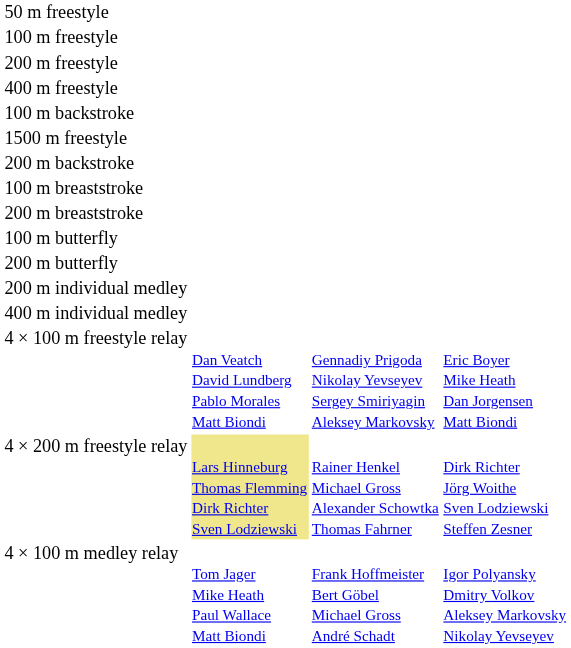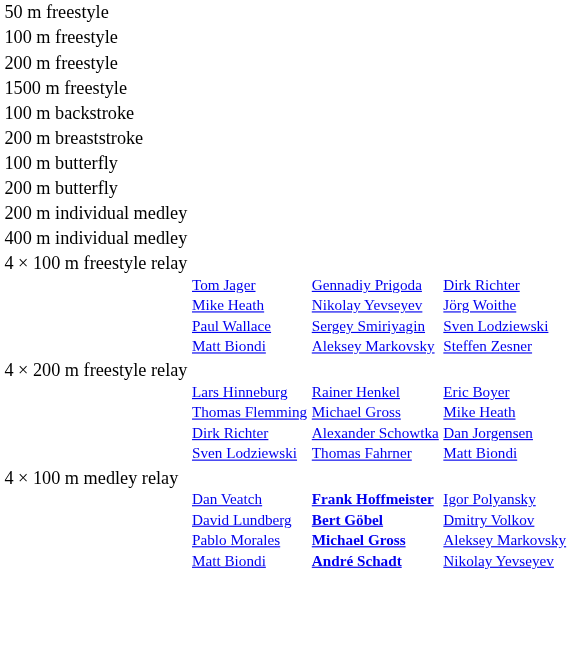- row: (61, 87)
rows swapped: (66, 138) <-> (69, 112)
- row: (69, 163)
- row: (74, 188)
(242, 391) Dan Veatch David Lundberg Pablo Morales Matt Biondi -> (232, 315) Tom Jager Mike Heath Paul Wallace Matt Biondi
(488, 391) Eric Boyer Mike Heath Dan Jorgensen Matt Biondi -> (496, 315) Dirk Richter Jörg Woithe Sven Lodziewski Steffen Zesner
(250, 498) khaki background -> (250, 423) no background
(496, 498) Dirk Richter Jörg Woithe Sven Lodziewski Steffen Zesner -> (488, 423) Eric Boyer Mike Heath Dan Jorgensen Matt Biondi
(232, 605) Tom Jager Mike Heath Paul Wallace Matt Biondi -> (242, 530) Dan Veatch David Lundberg Pablo Morales Matt Biondi
(368, 605) normal -> (373, 529) bold
